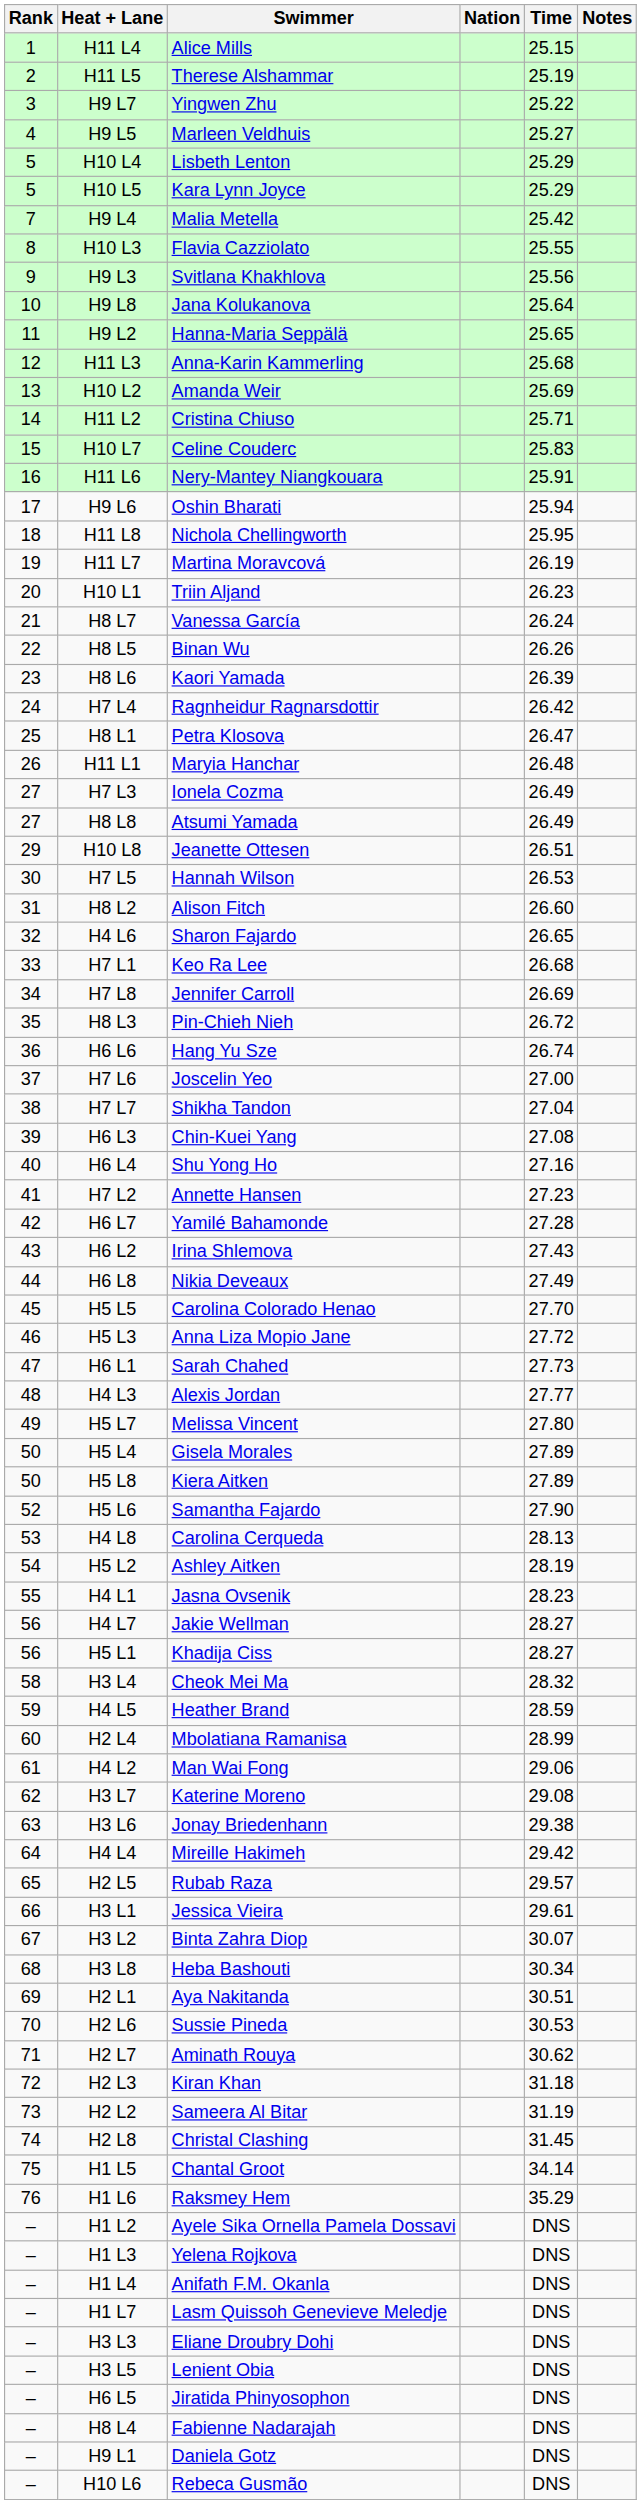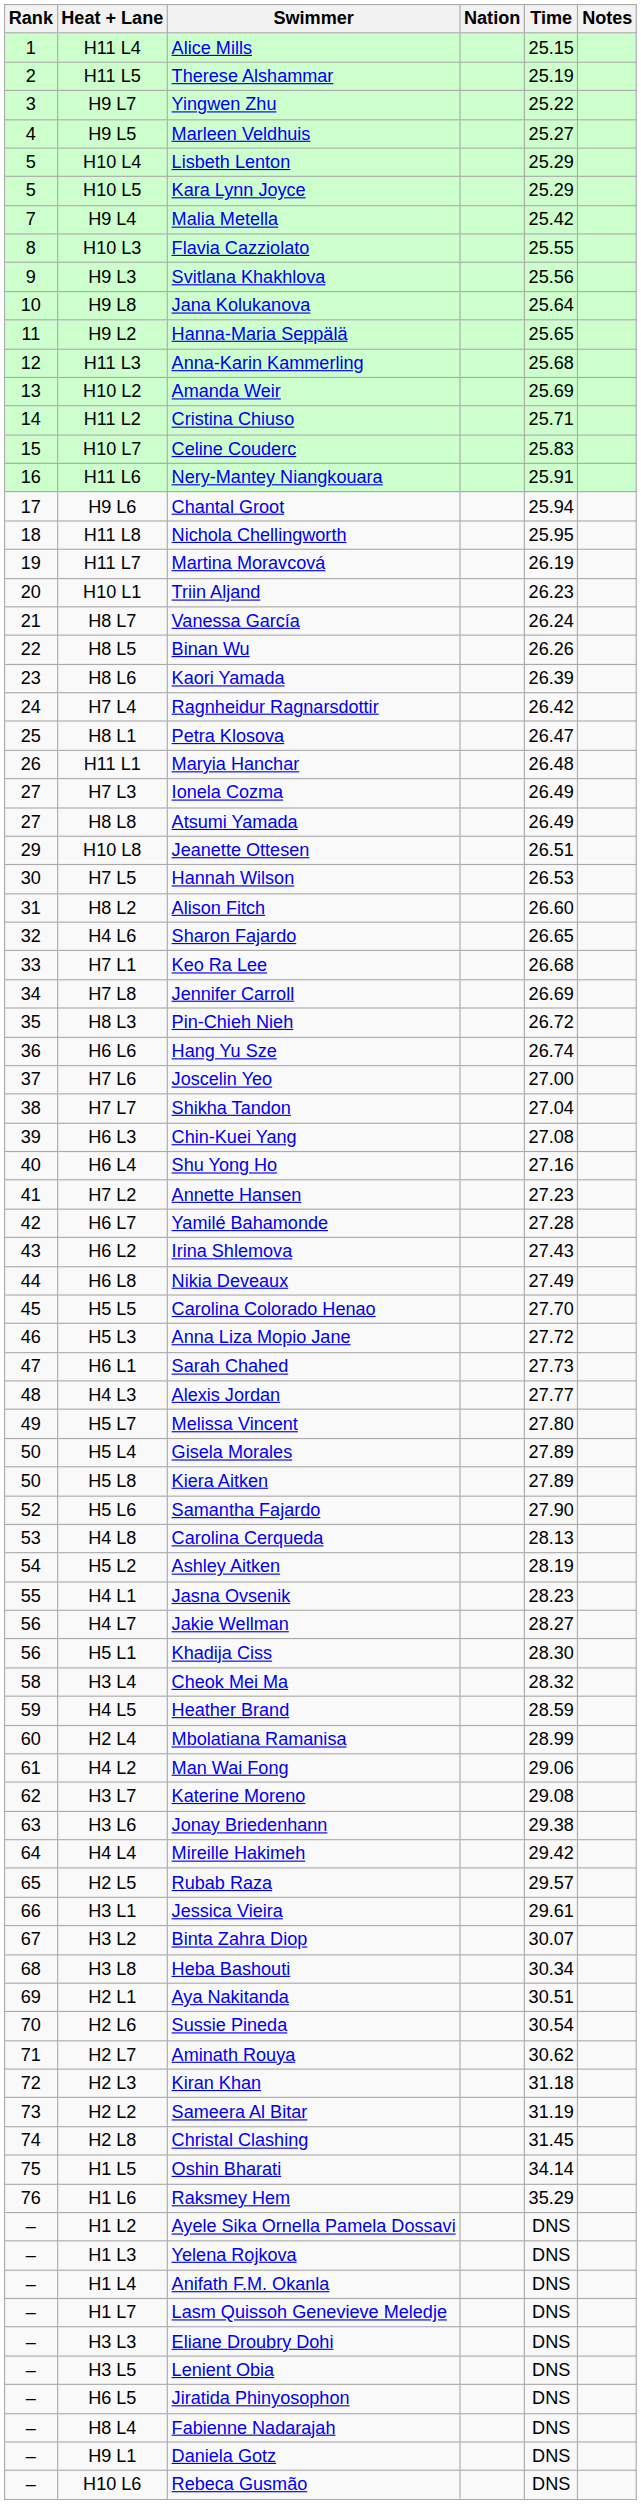(226, 506) Oshin Bharati -> (228, 506) Chantal Groot
(551, 1653) 28.27 -> (551, 1653) 28.30
(551, 2025) 30.53 -> (551, 2025) 30.54
(228, 2169) Chantal Groot -> (226, 2169) Oshin Bharati
